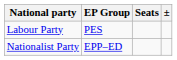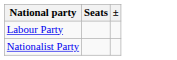- column: (107, 13)
